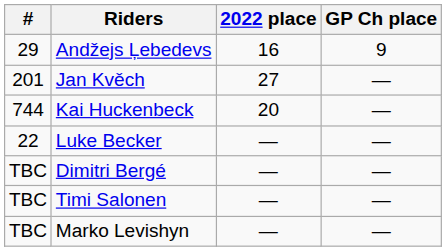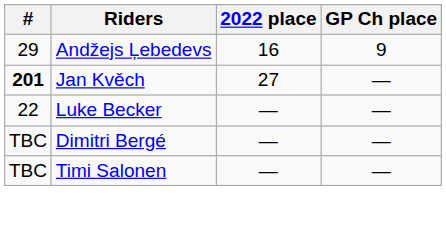(28, 79) normal -> (28, 79) bold
- row: (125, 110)
- row: (123, 230)
